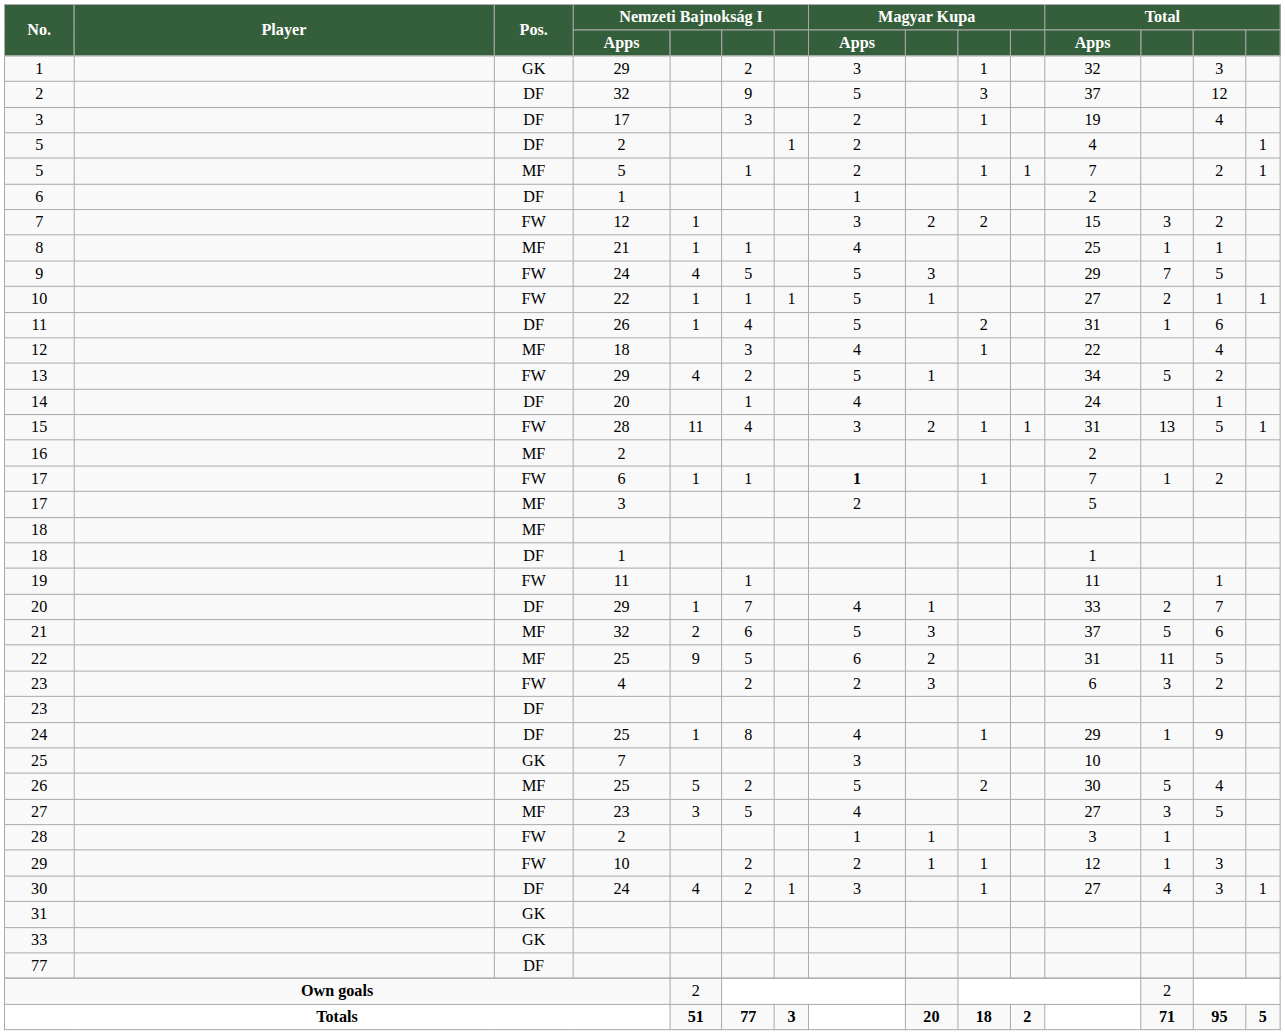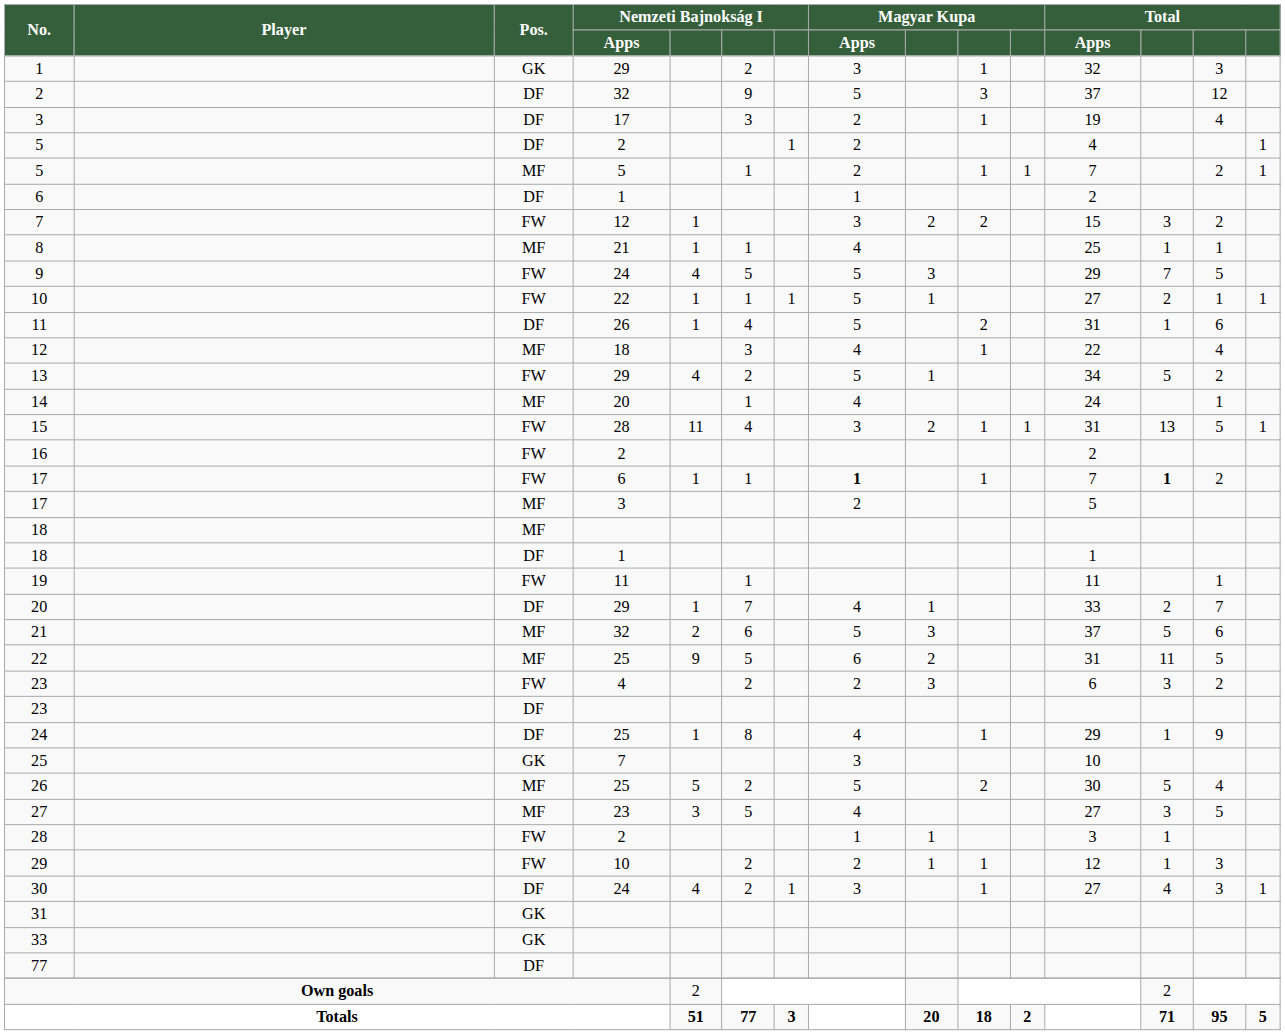(534, 401) DF -> (534, 401) MF
(534, 453) MF -> (534, 453) FW
(1167, 478) normal -> (1167, 478) bold
